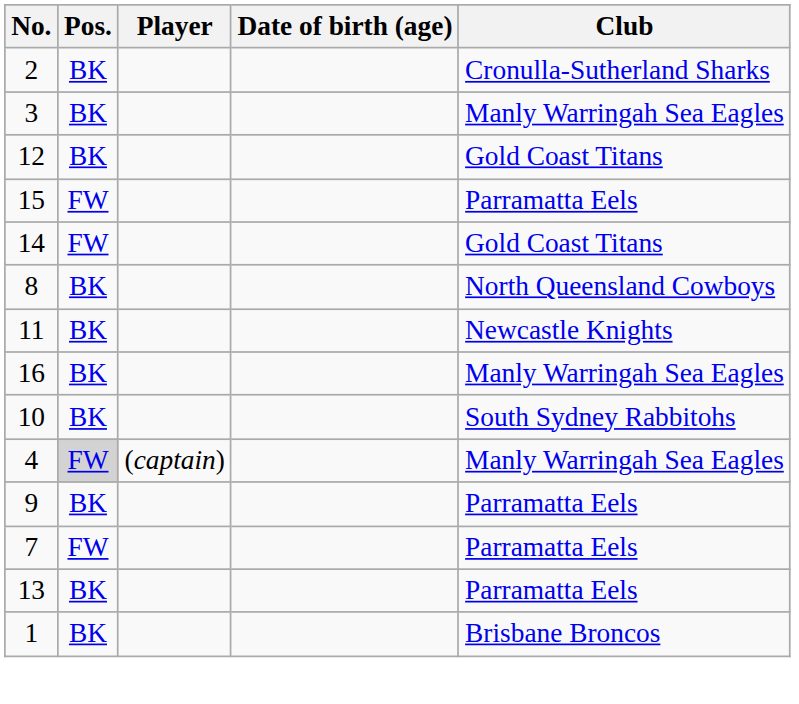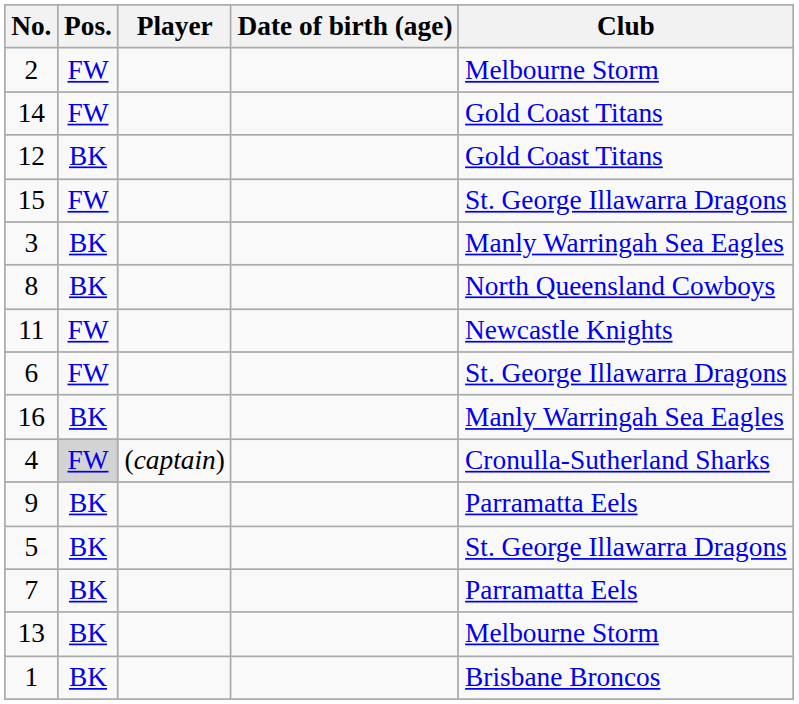(88, 69) BK -> (88, 69) FW
(617, 69) Cronulla-Sutherland Sharks -> (562, 69) Melbourne Storm
rows swapped: (31, 243) <-> (31, 112)
(551, 199) Parramatta Eels -> (626, 199) St. George Illawarra Dragons
(88, 329) BK -> (88, 329) FW
+ row: (31, 373)
- row: (31, 416)
(624, 460) Manly Warringah Sea Eagles -> (617, 460) Cronulla-Sutherland Sharks
+ row: (31, 546)
(88, 546) FW -> (88, 590) BK
(551, 590) Parramatta Eels -> (562, 633) Melbourne Storm
